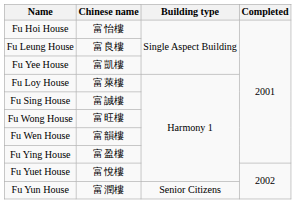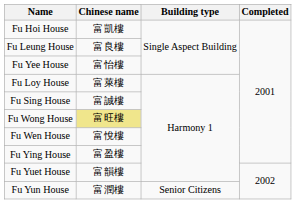(109, 29) 富怡樓 -> (109, 29) 富凱樓
(109, 64) 富凱樓 -> (109, 64) 富怡樓
(109, 118) no background -> (109, 118) khaki background
(109, 136) 富韻樓 -> (109, 136) 富悅樓
(109, 172) 富悅樓 -> (109, 172) 富韻樓
